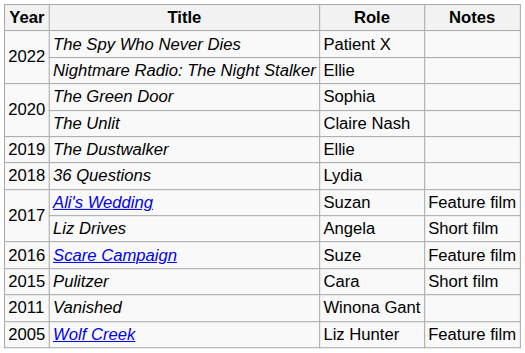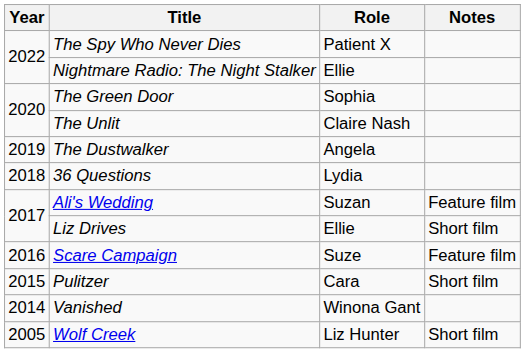(339, 149) Ellie -> (349, 149) Angela
(349, 228) Angela -> (339, 228) Ellie
(26, 307) 2011 -> (27, 307) 2014
(472, 334) Feature film -> (463, 334) Short film
